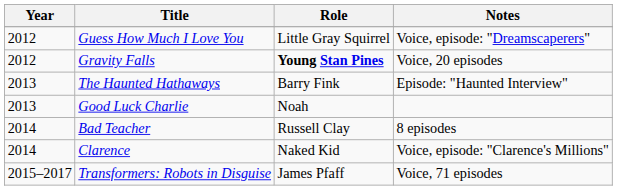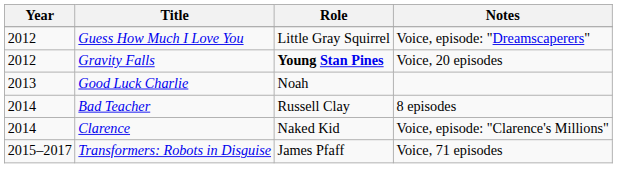- row: (149, 83)
